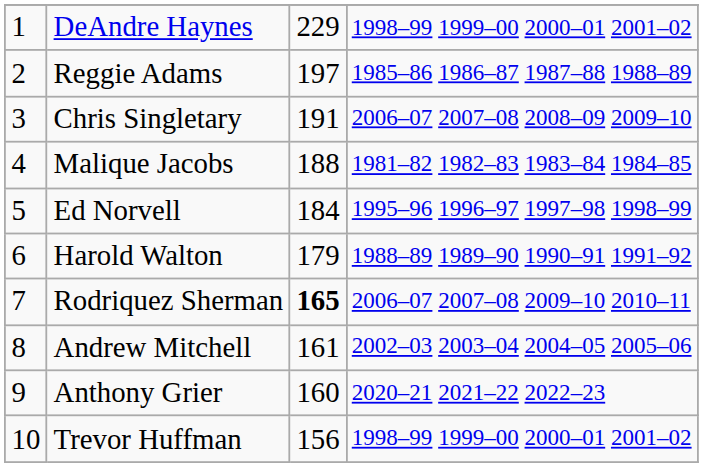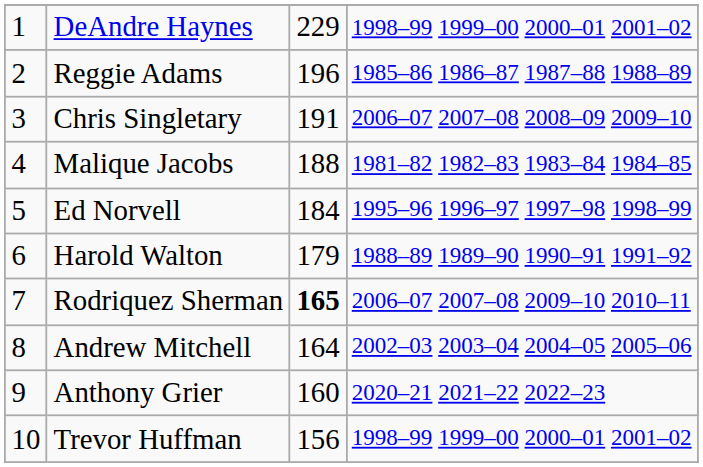(318, 73) 197 -> (318, 73) 196
(318, 347) 161 -> (318, 347) 164
